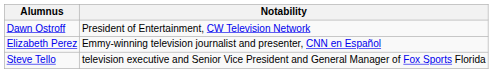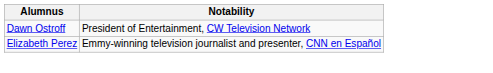- row: (31, 60)
